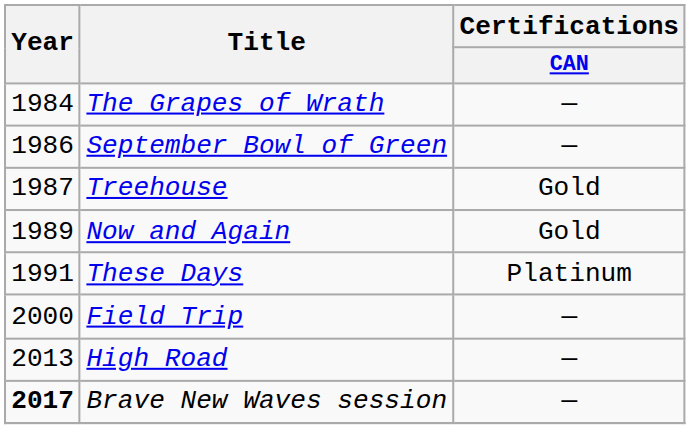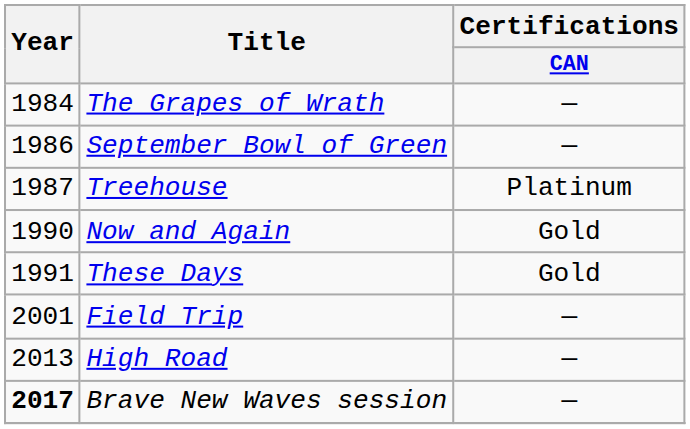(569, 189) Gold -> (569, 189) Platinum
(43, 231) 1989 -> (43, 231) 1990
(569, 274) Platinum -> (569, 274) Gold
(43, 317) 2000 -> (43, 317) 2001
